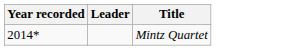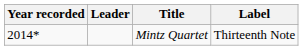+ column: (254, 14)
